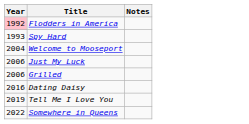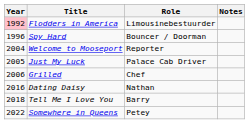+ column: (171, 11)
(16, 36) 1993 -> (16, 36) 1996
(16, 62) 2006 -> (16, 62) 2005
(16, 100) 2019 -> (16, 100) 2018
